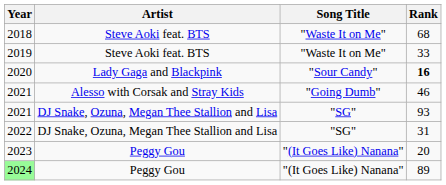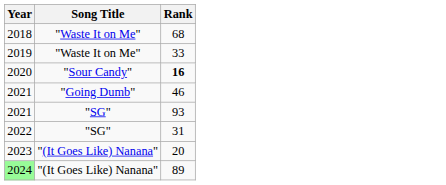- column: (157, 14)
